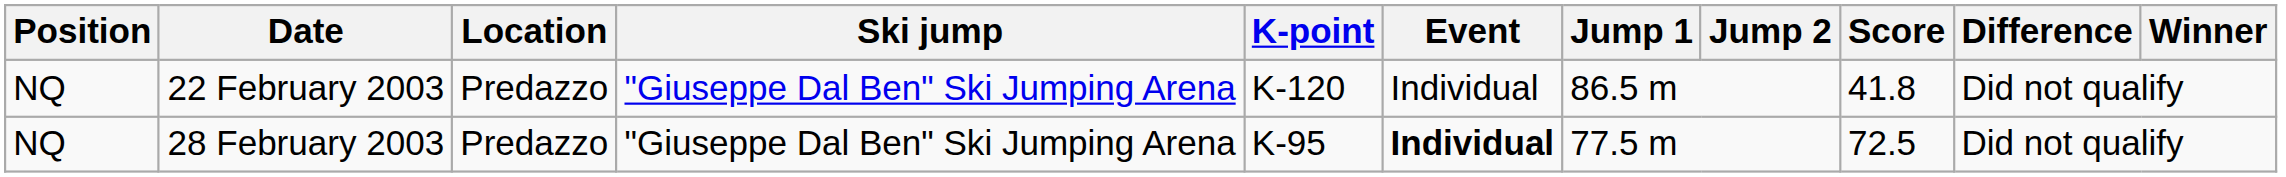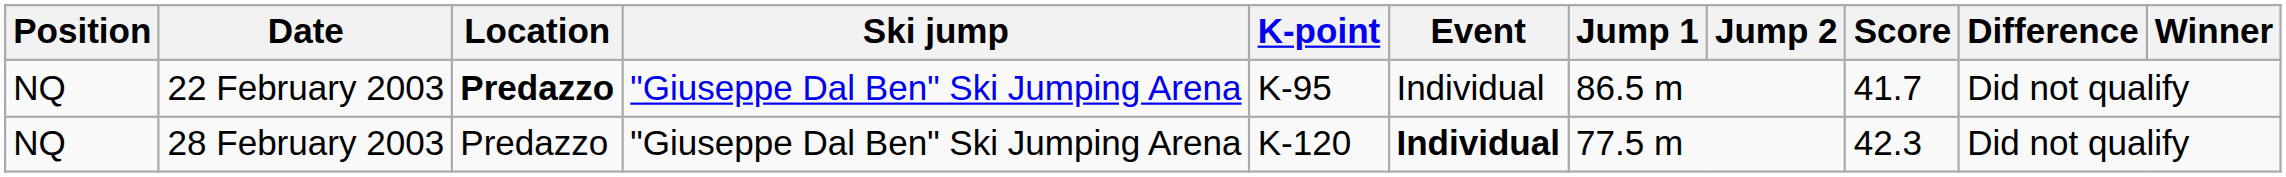(534, 87) normal -> (537, 87) bold
(1299, 87) K-120 -> (1295, 87) K-95
(1882, 87) 41.8 -> (1888, 87) 41.7
(1289, 143) K-95 -> (1304, 143) K-120
(1882, 143) 72.5 -> (1888, 143) 42.3
